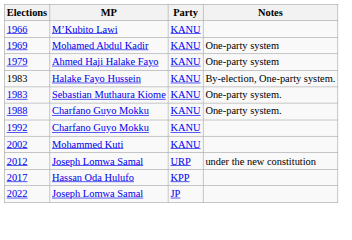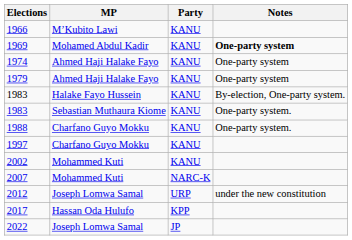(242, 45) normal -> (255, 45) bold
+ row: (17, 62)
- row: (17, 128)
+ row: (17, 144)
+ row: (17, 177)
